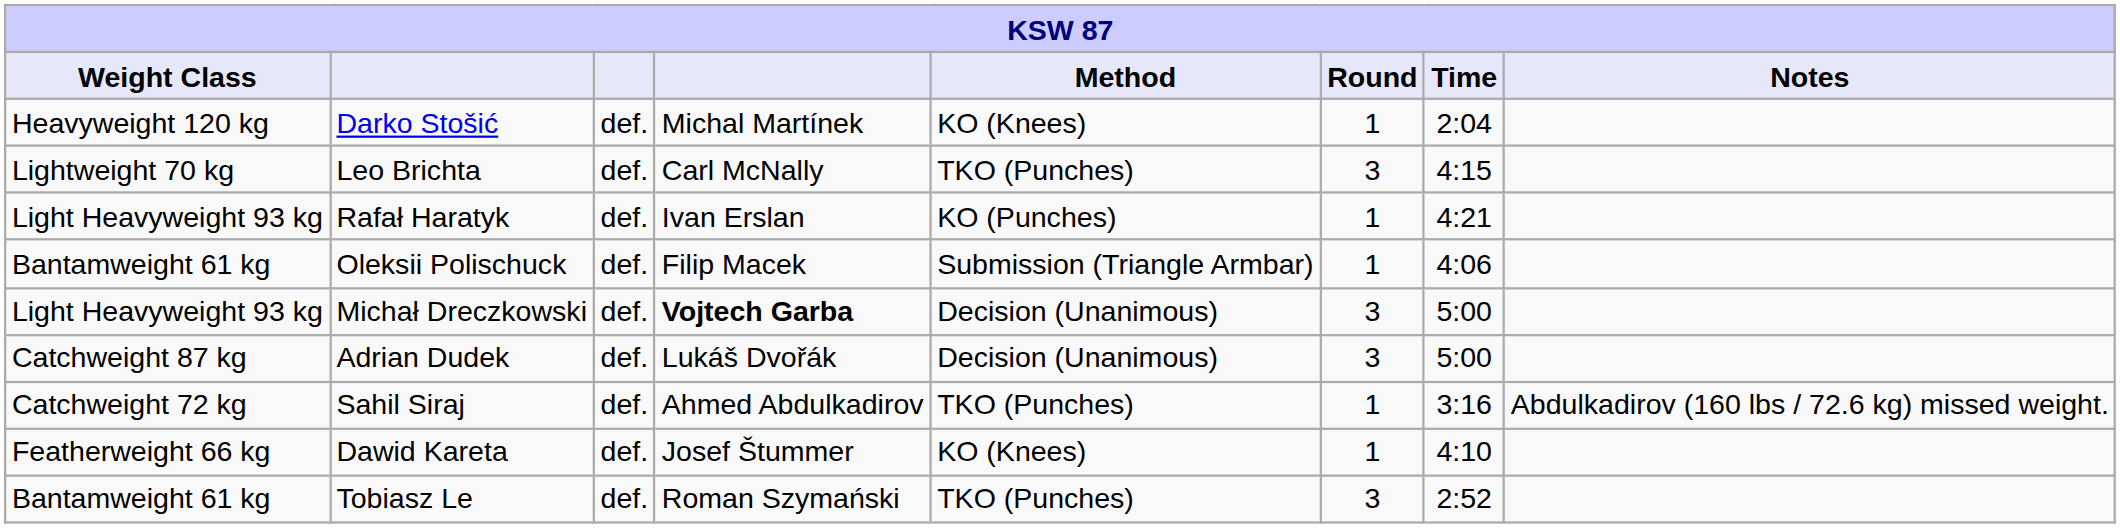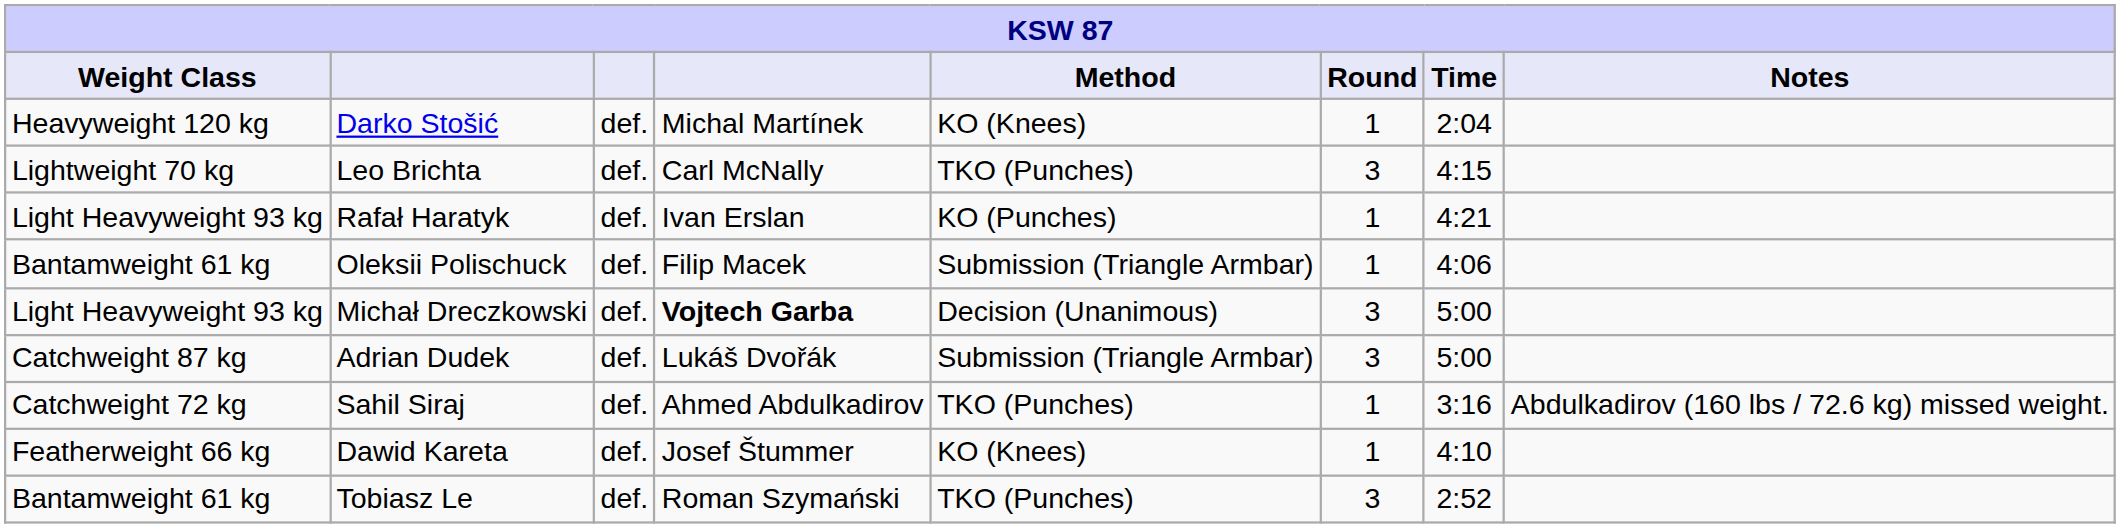(1078, 358) Decision (Unanimous) -> (1125, 358) Submission (Triangle Armbar)
